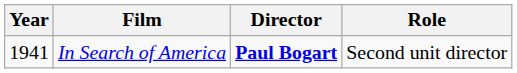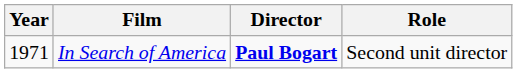(29, 51) 1941 -> (29, 51) 1971
